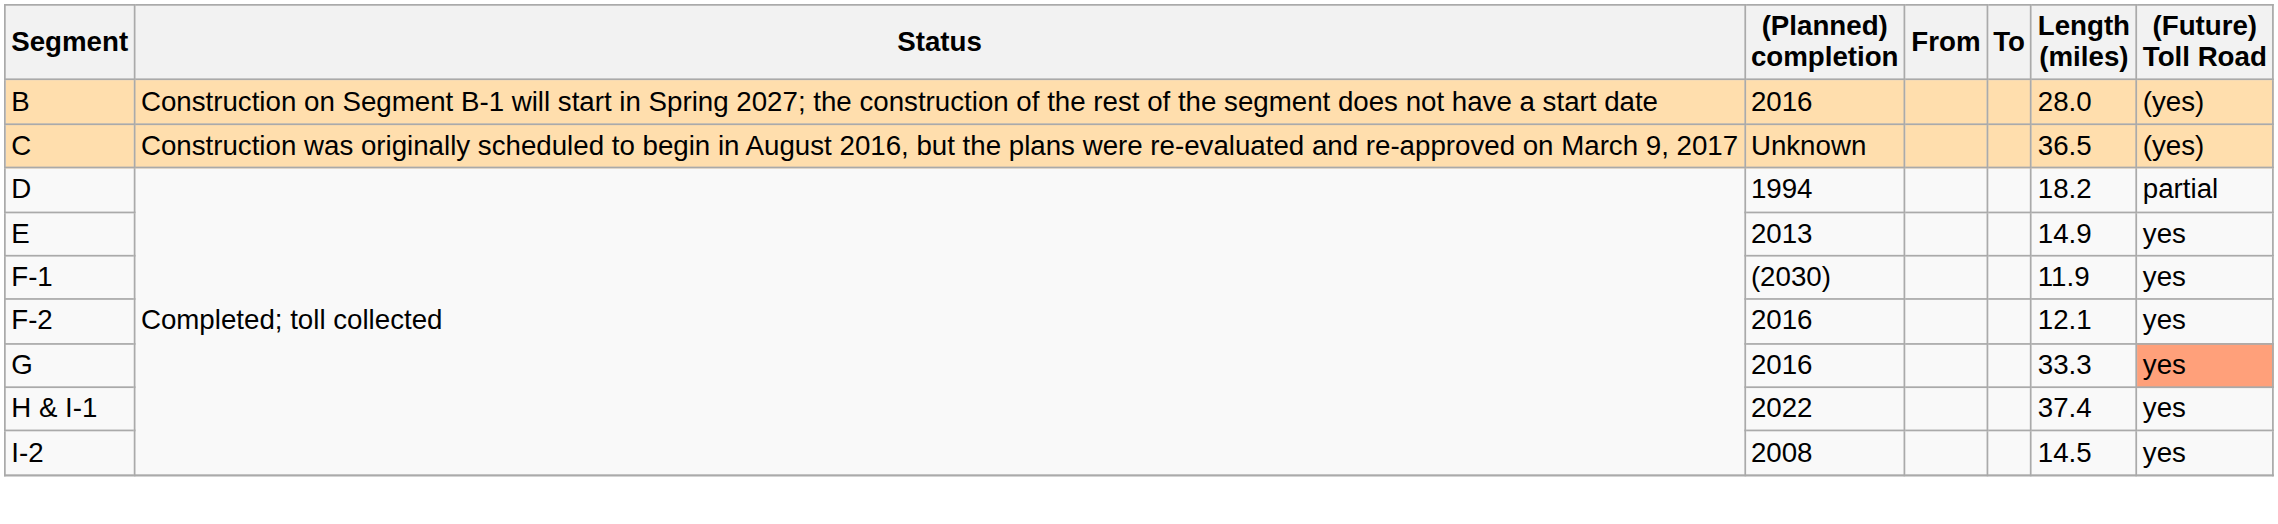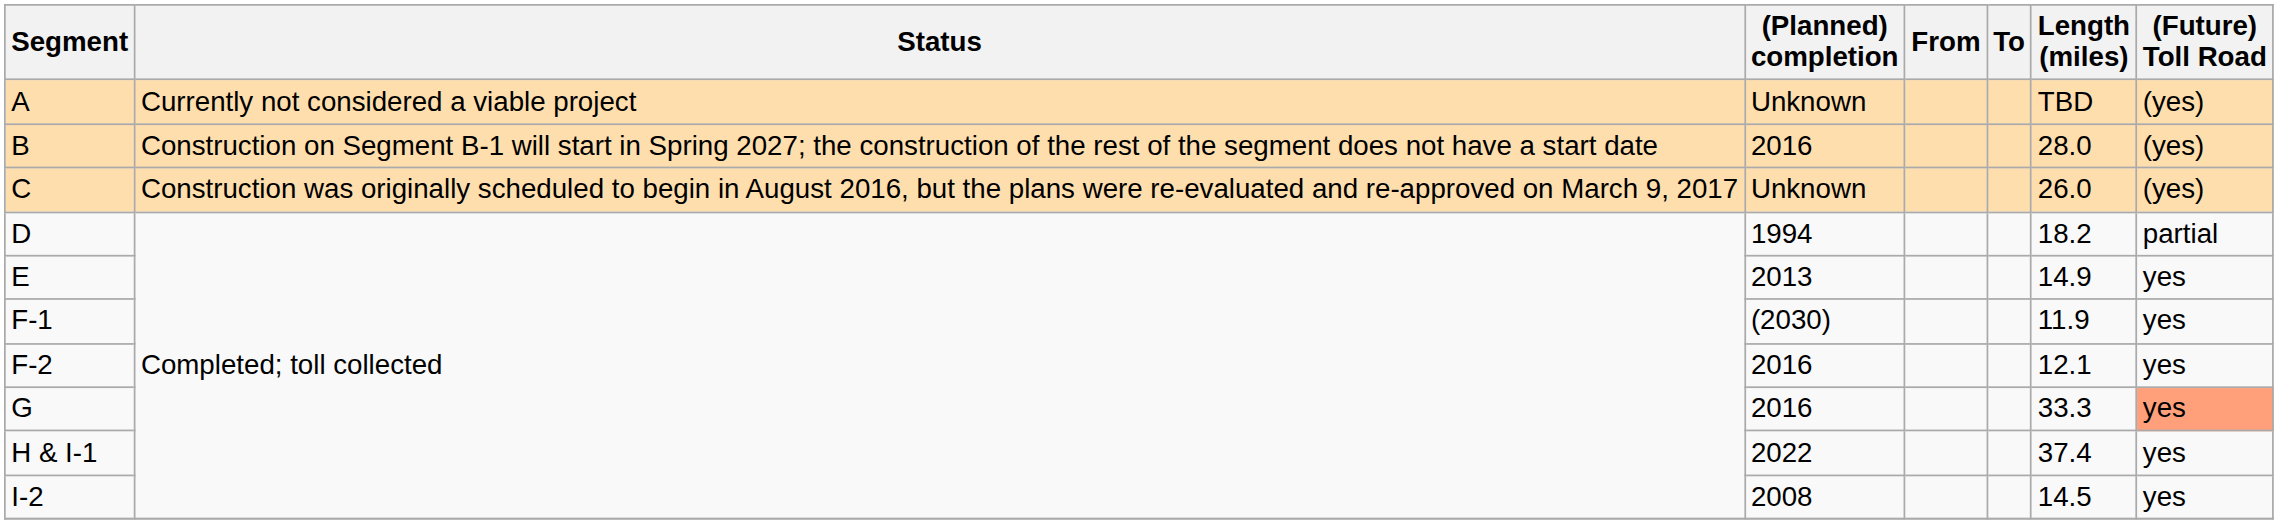+ row: (20, 101)
(2065, 145) 36.5 -> (2065, 189) 26.0
